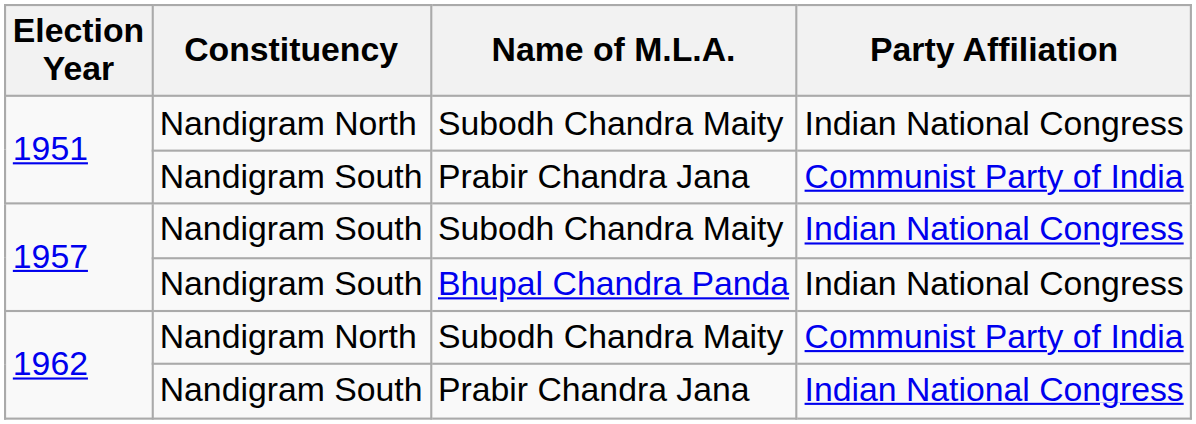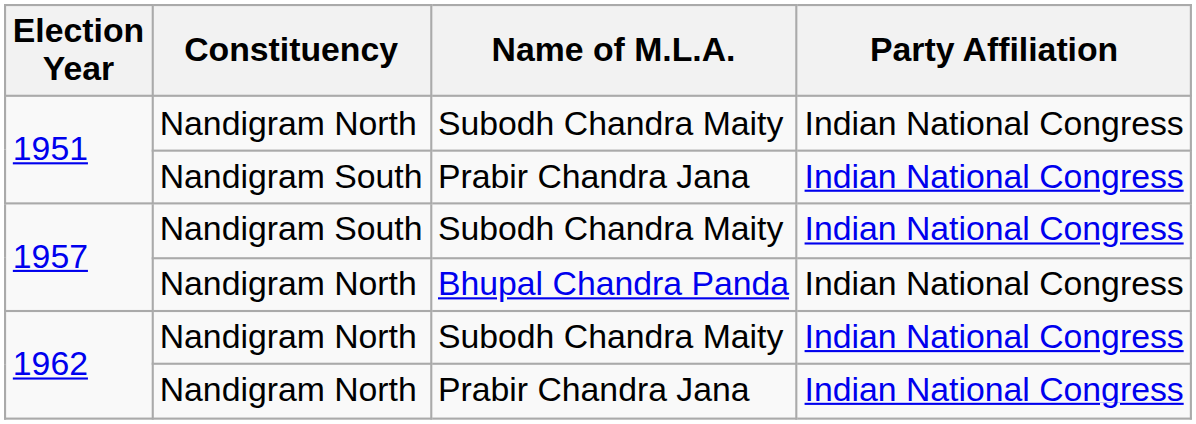(994, 176) Communist Party of India -> (994, 176) Indian National Congress
(291, 283) Nandigram South -> (288, 283) Nandigram North
(994, 336) Communist Party of India -> (994, 336) Indian National Congress
(291, 390) Nandigram South -> (288, 390) Nandigram North
